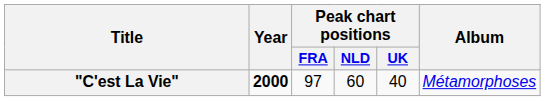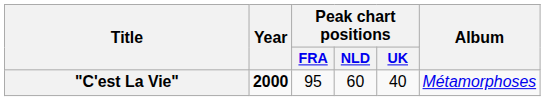(313, 82) 97 -> (313, 82) 95
